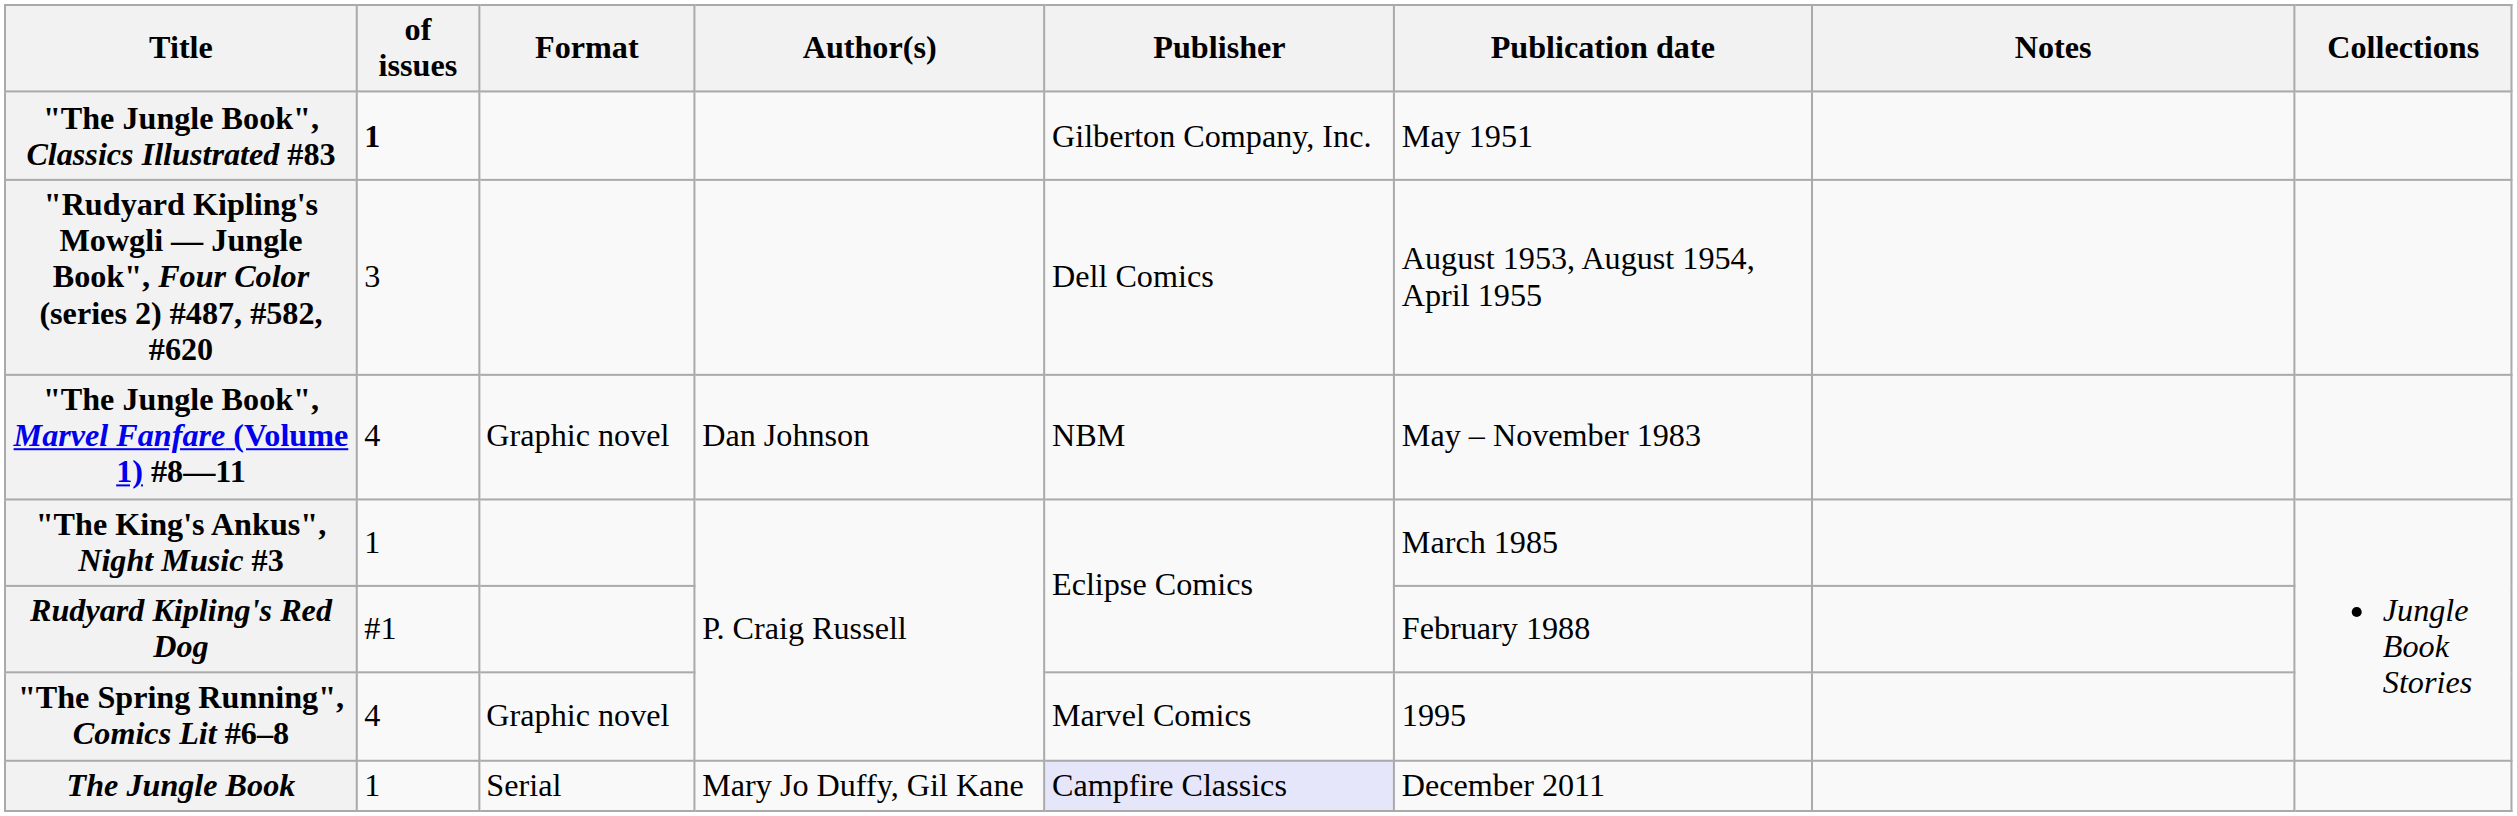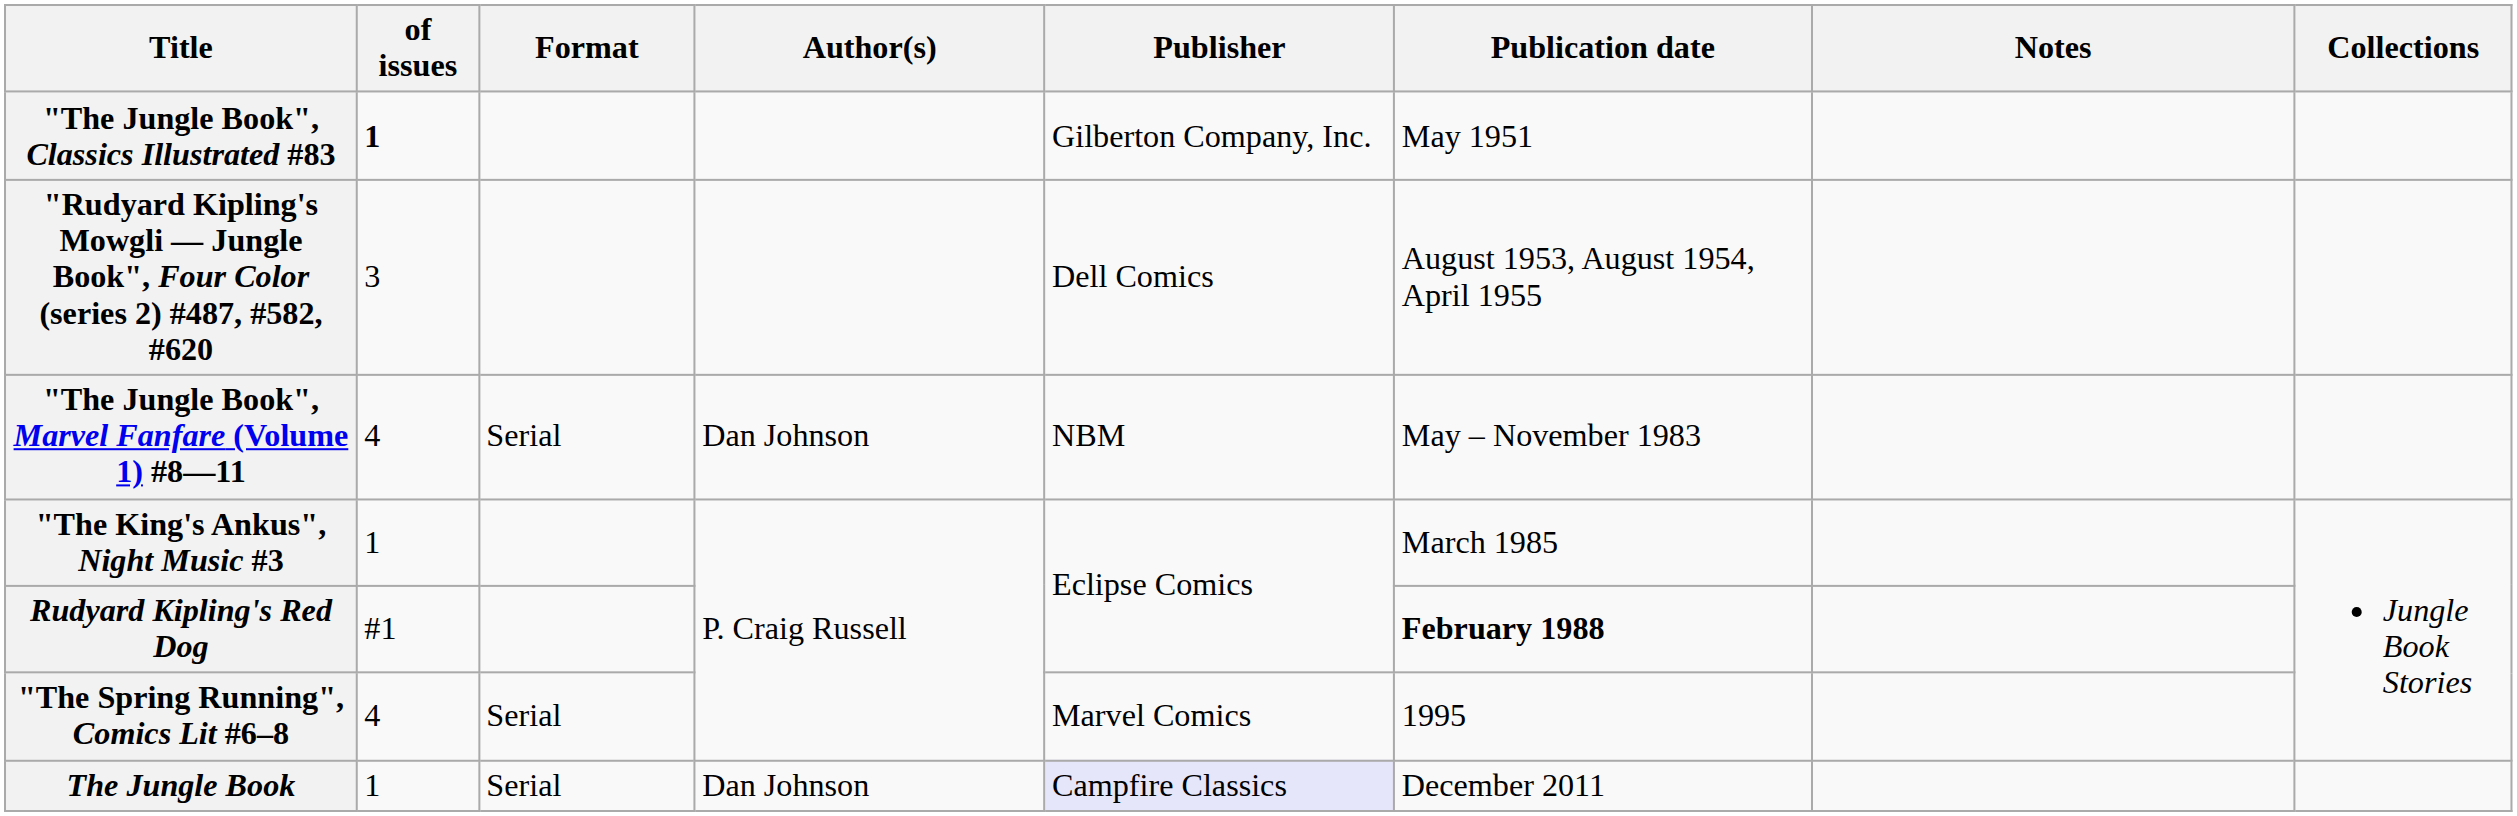(578, 436) Graphic novel -> (524, 436) Serial
(1496, 628) normal -> (1503, 628) bold
(578, 715) Graphic novel -> (524, 715) Serial
(863, 785) Mary Jo Duffy, Gil Kane -> (786, 785) Dan Johnson
